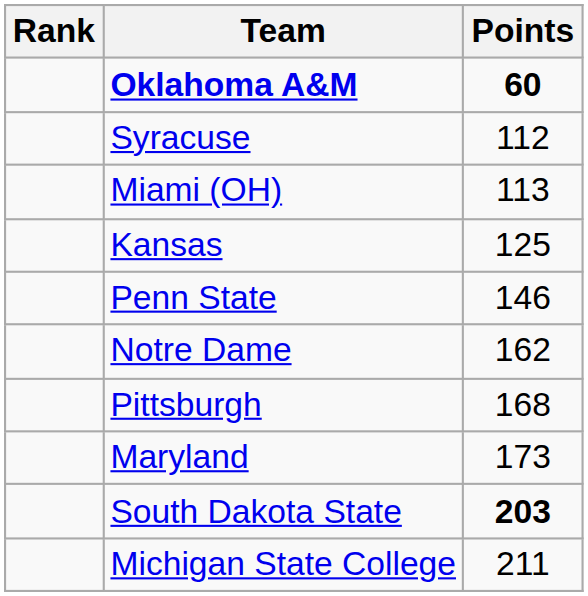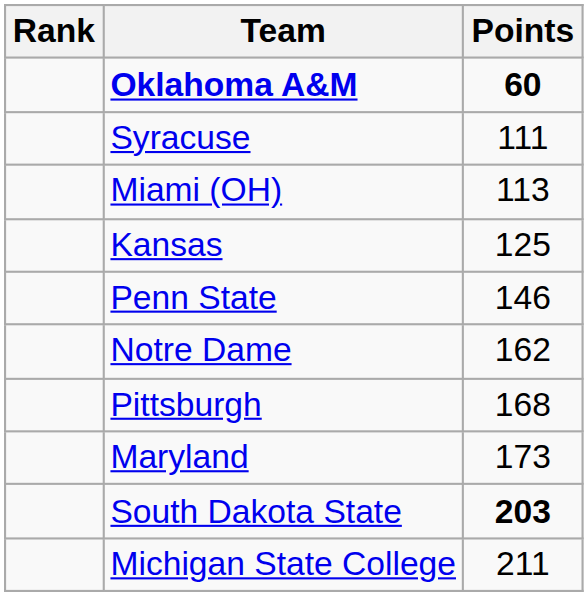(523, 137) 112 -> (523, 137) 111
